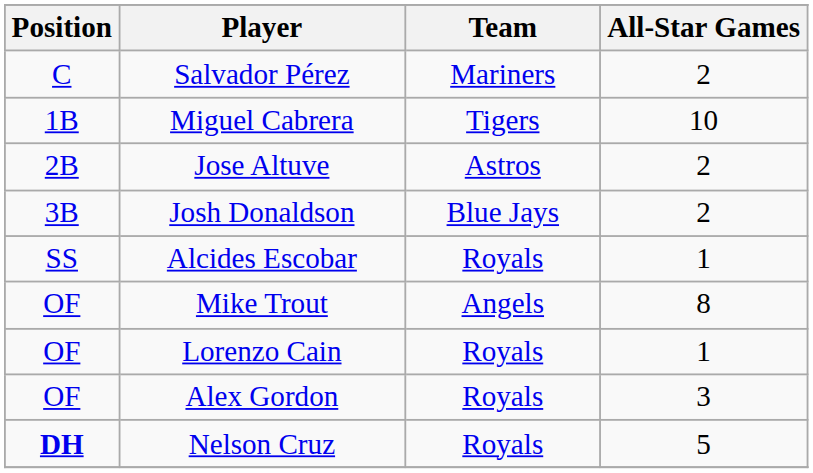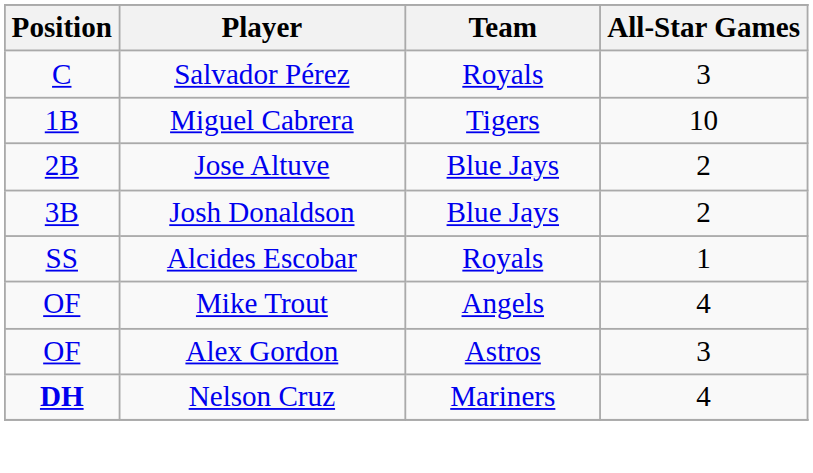(503, 73) Mariners -> (503, 73) Royals
(704, 73) 2 -> (704, 73) 3
(503, 166) Astros -> (503, 166) Blue Jays
(704, 304) 8 -> (704, 304) 4
- row: (262, 350)
(503, 397) Royals -> (503, 350) Astros
(503, 443) Royals -> (503, 397) Mariners
(704, 443) 5 -> (704, 397) 4
